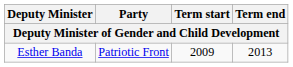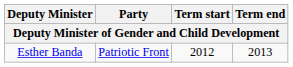(202, 52) 2009 -> (202, 52) 2012
